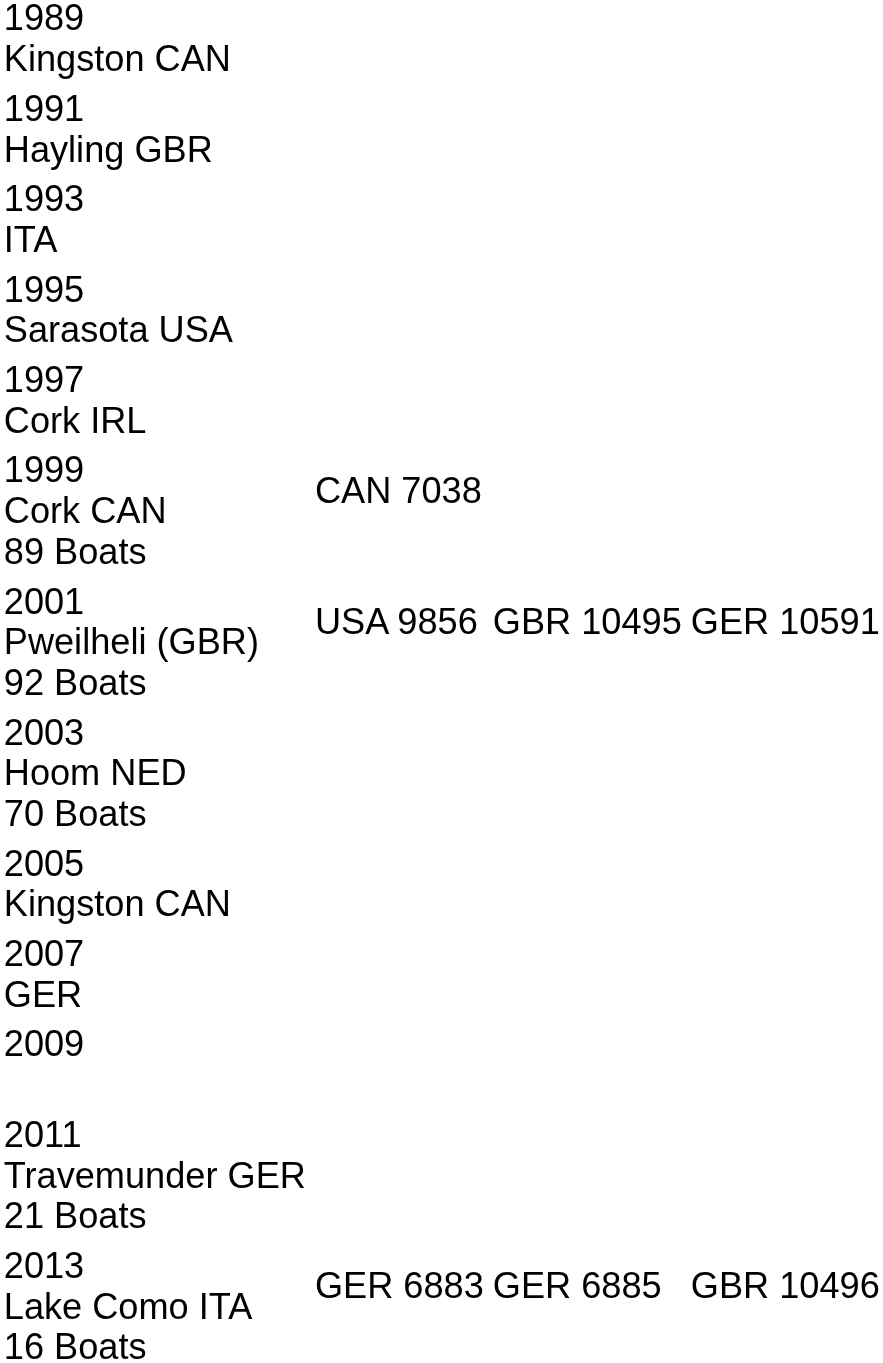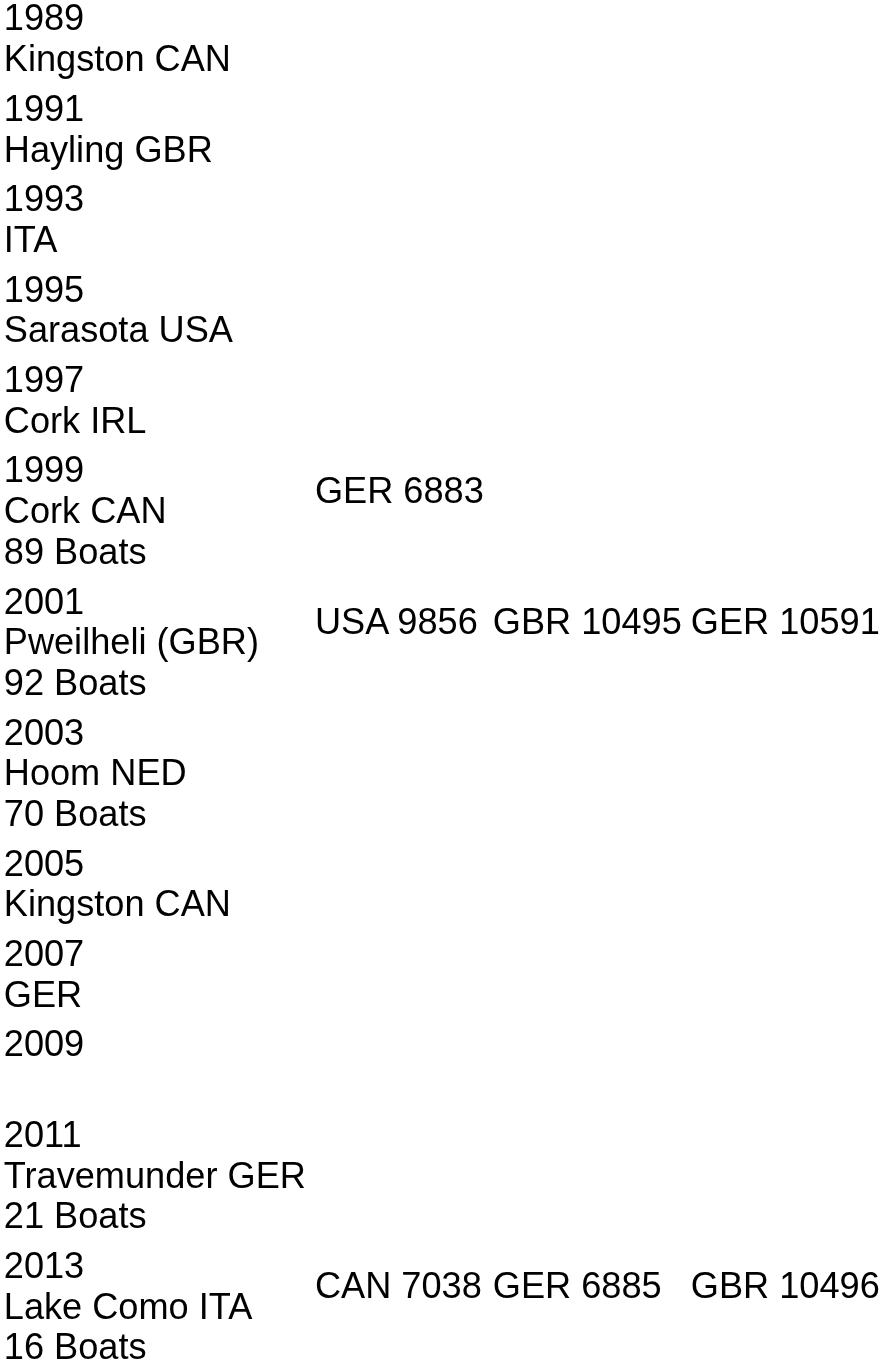(398, 490) CAN 7038 -> (399, 490) GER 6883
(399, 1286) GER 6883 -> (398, 1286) CAN 7038
